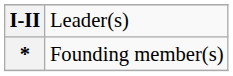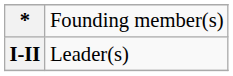rows swapped: (25, 20) <-> (25, 53)
